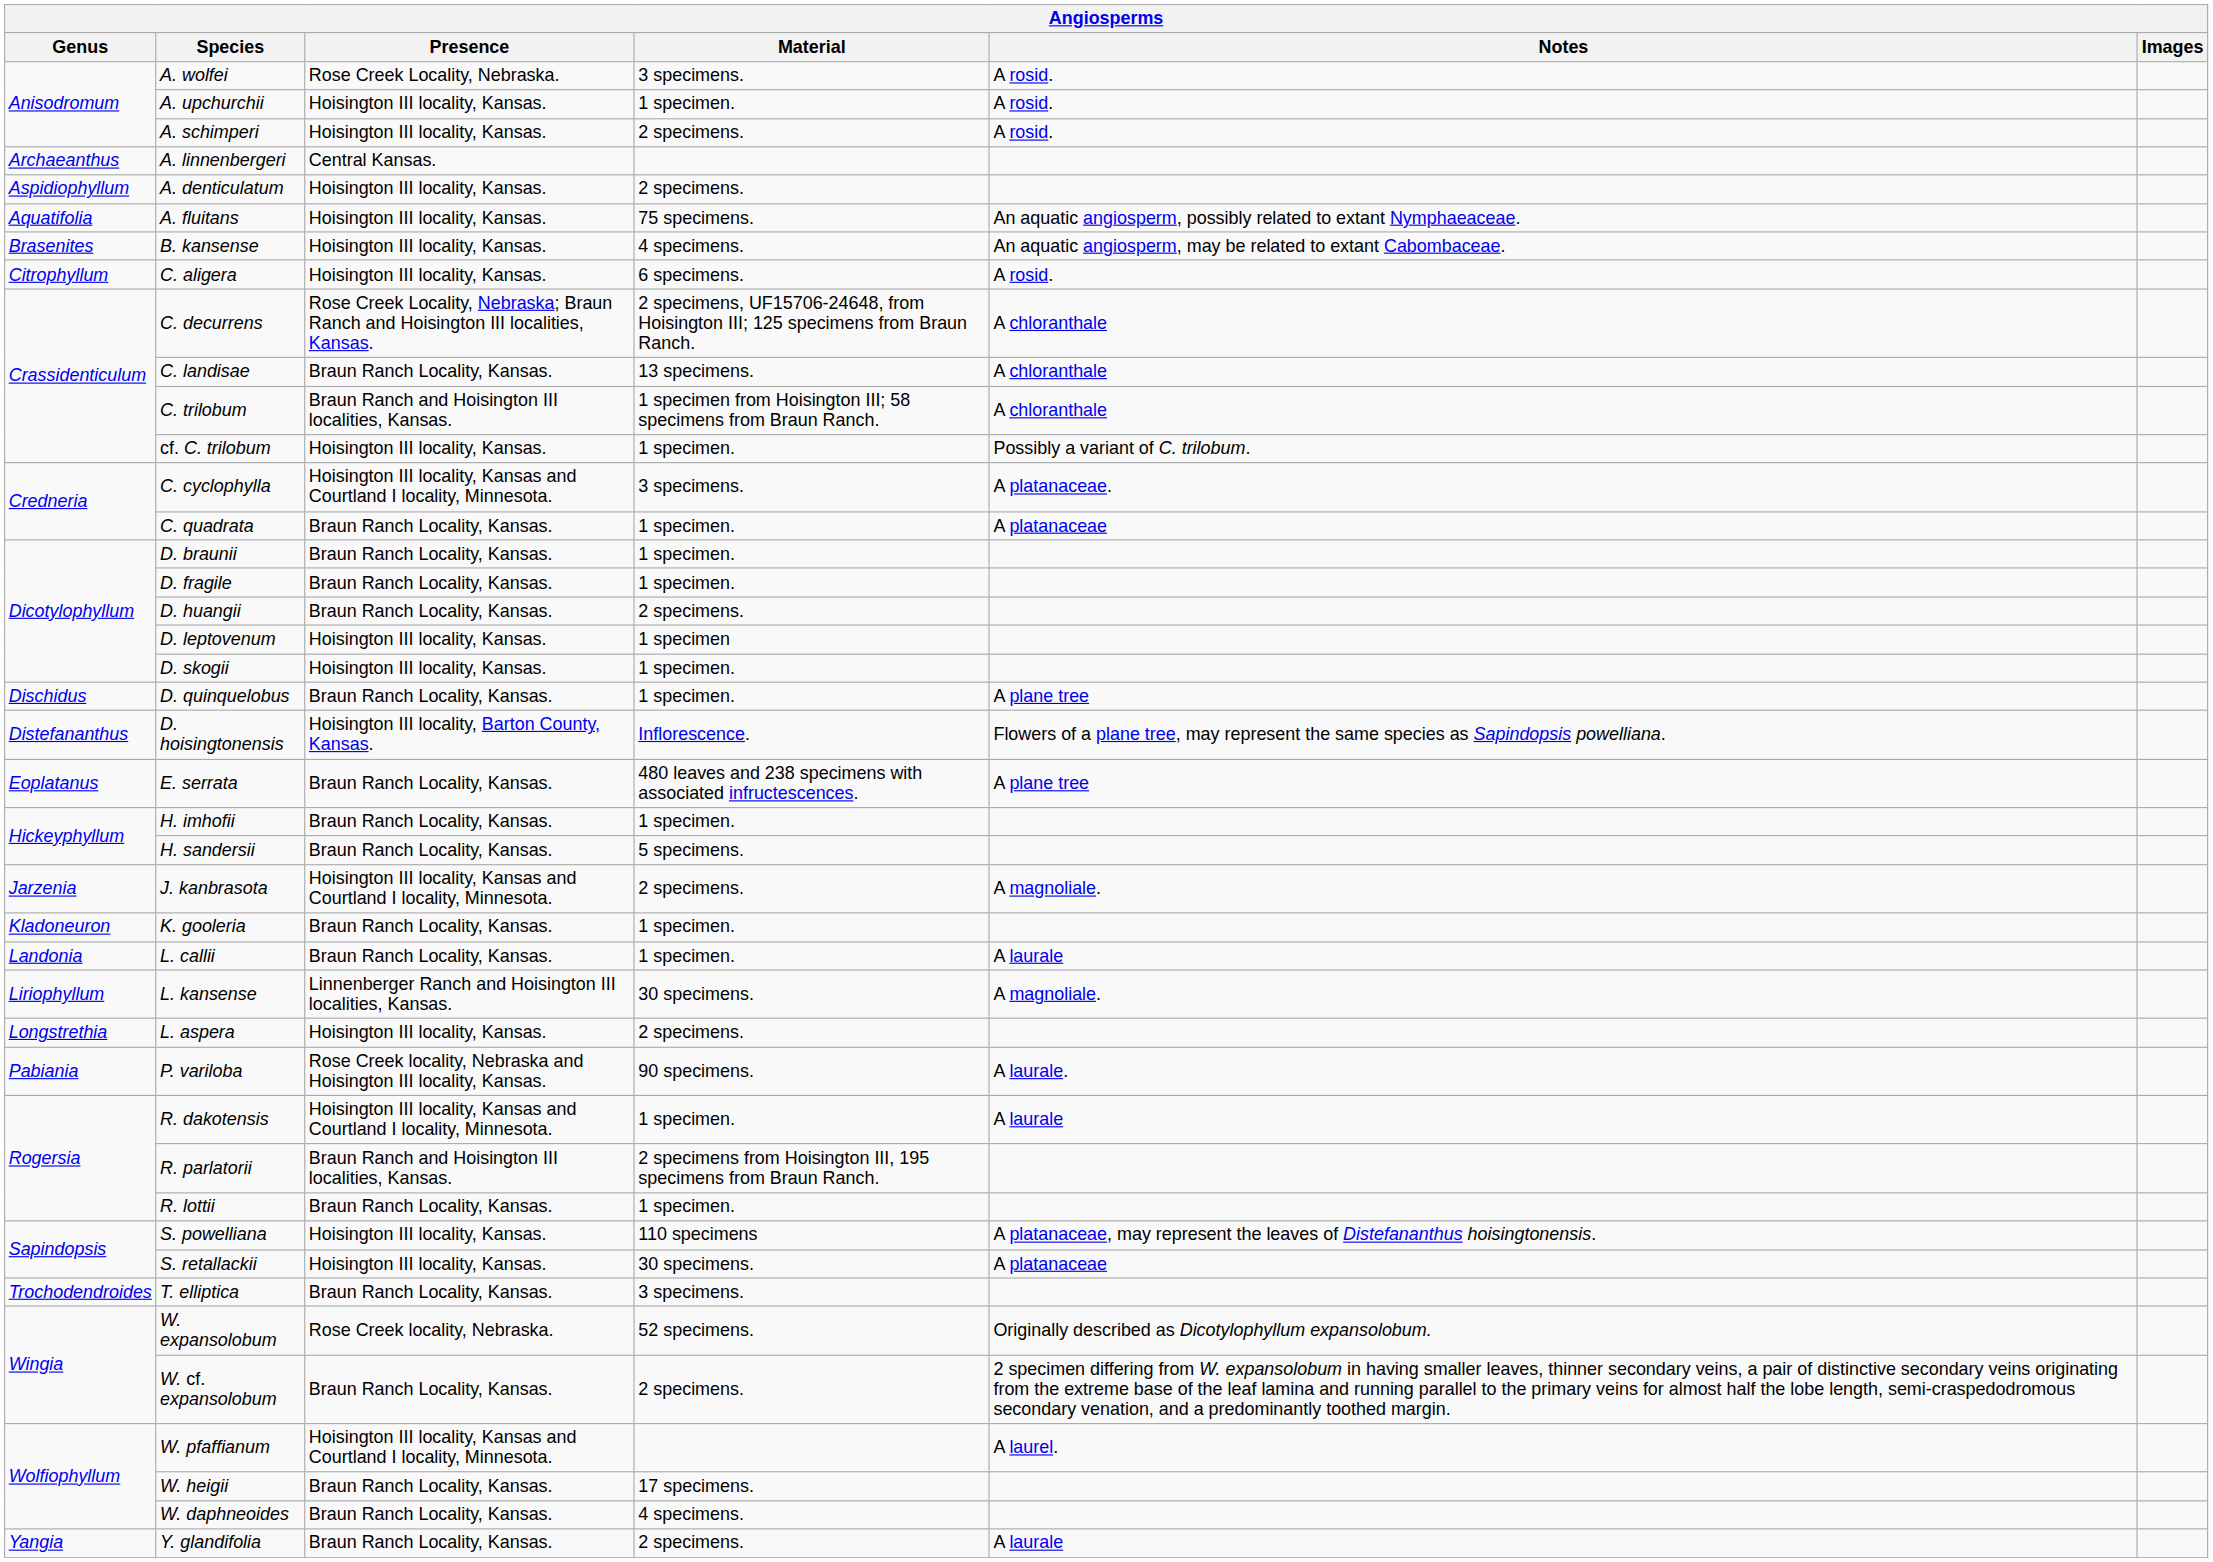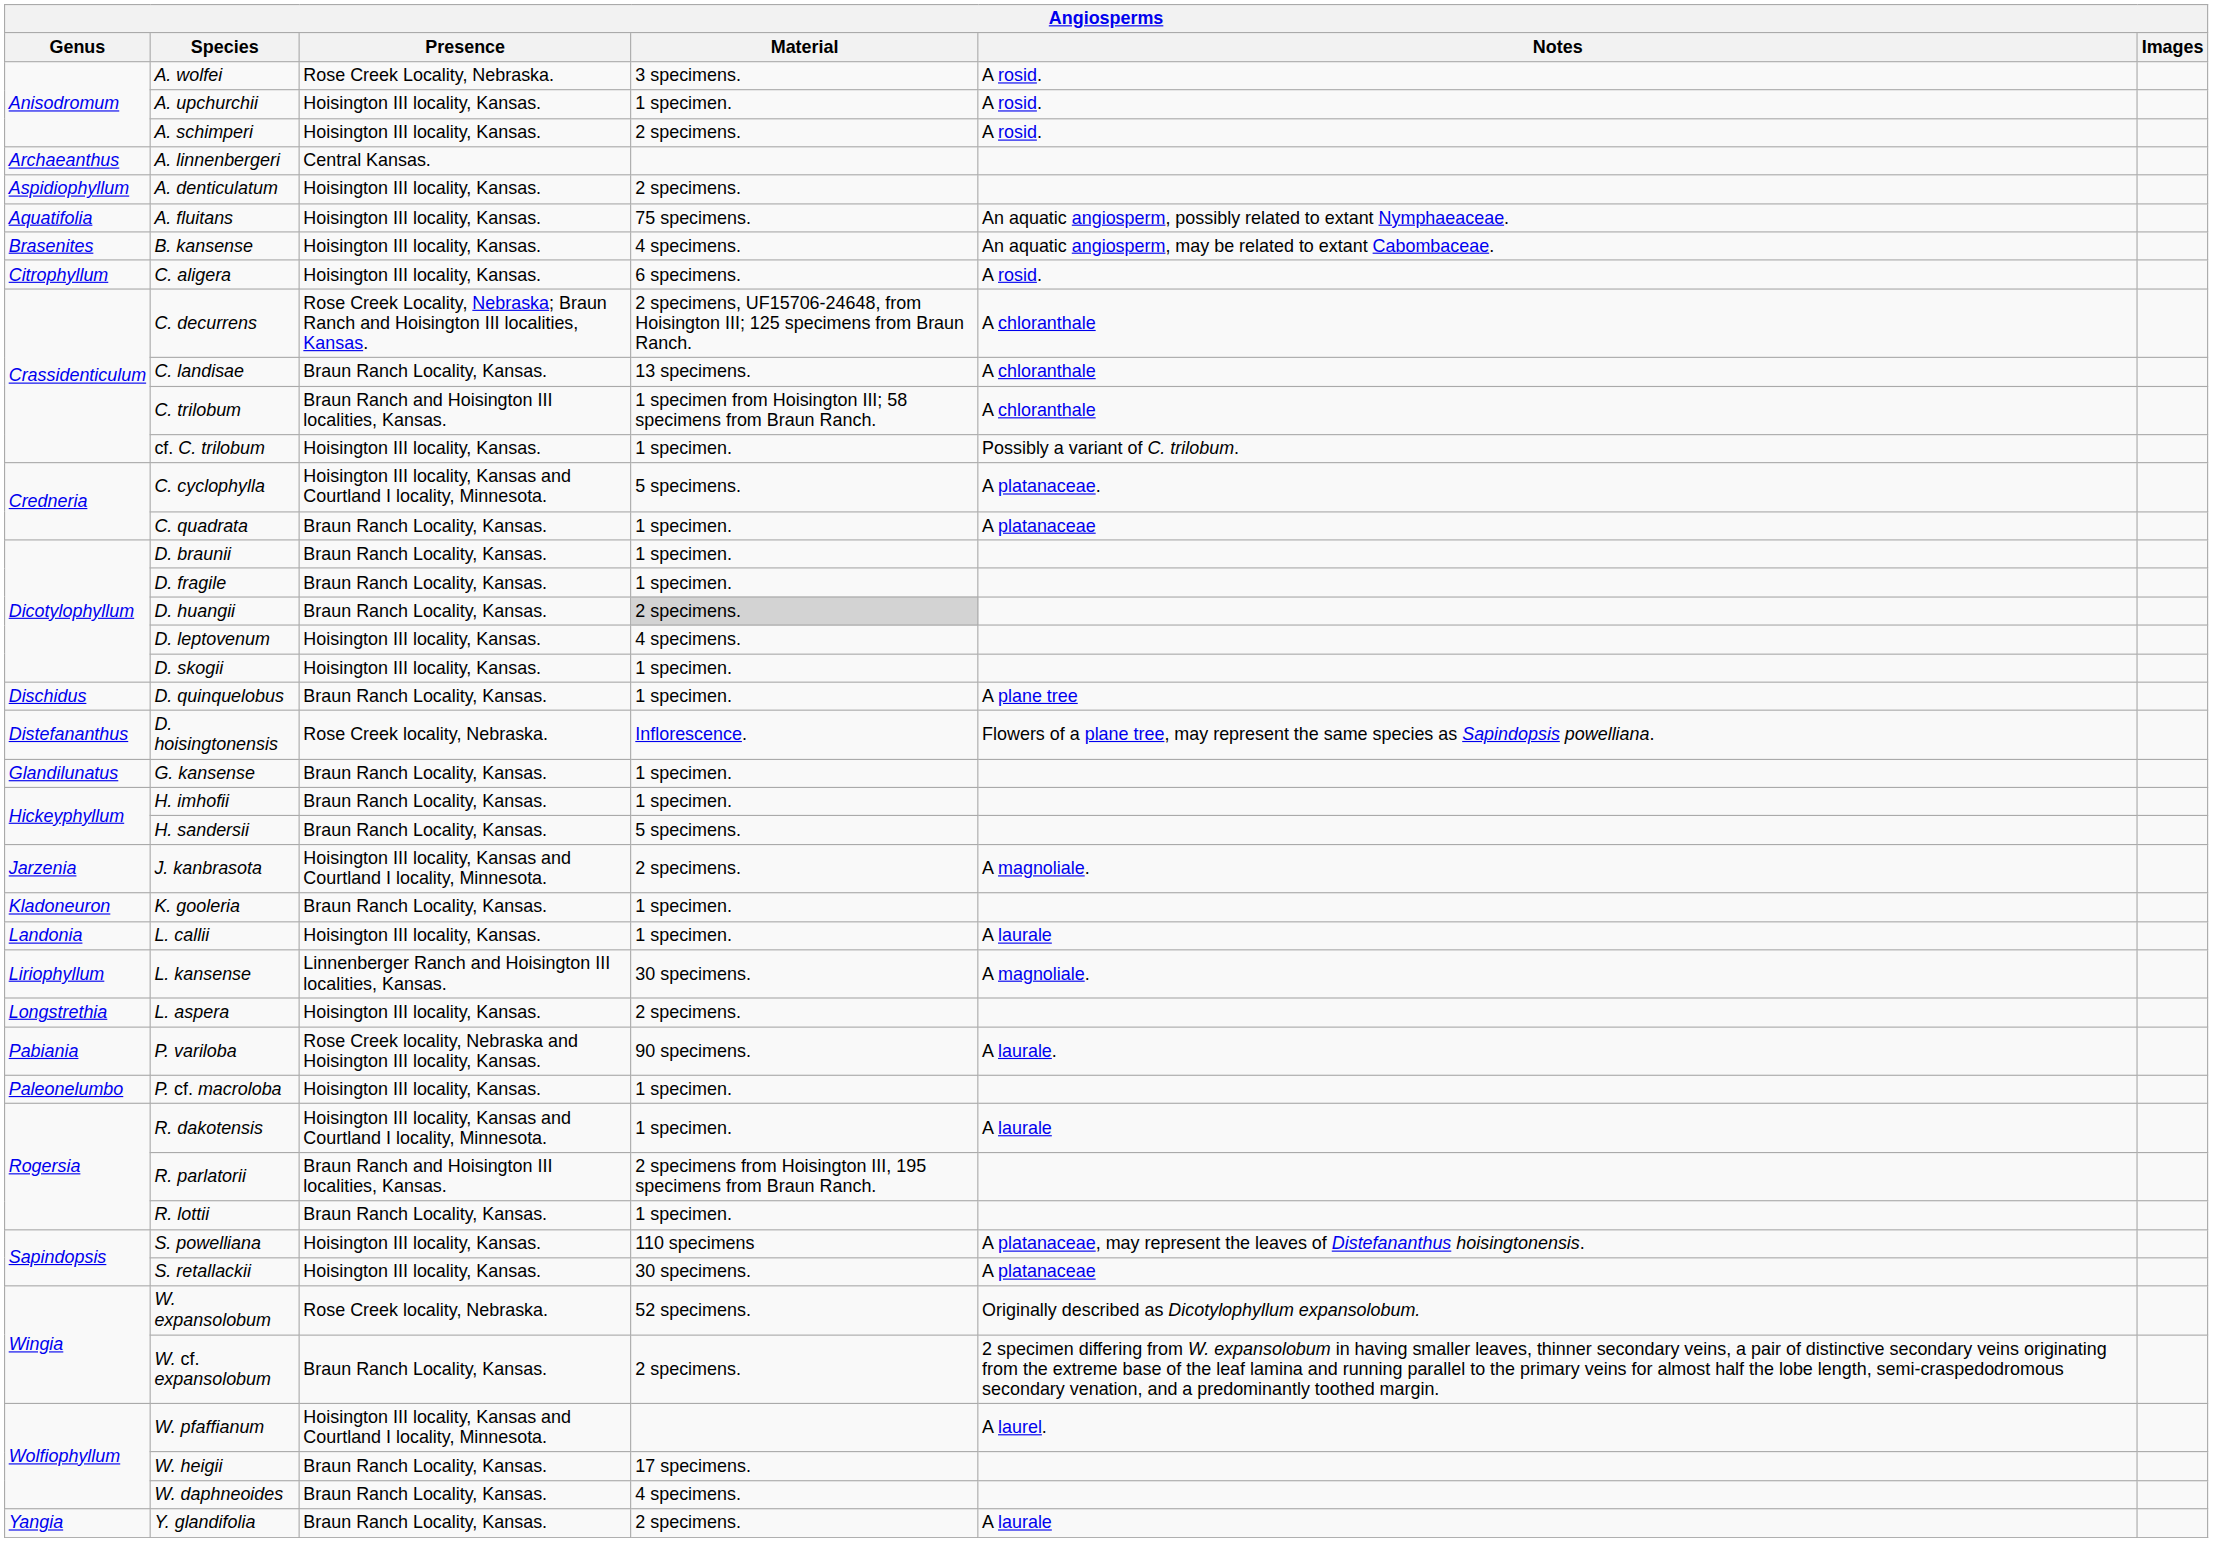(691, 487) 3 specimens. -> (688, 487) 5 specimens.
(691, 610) no background -> (688, 610) lightgrey background
(684, 639) 1 specimen -> (688, 639) 4 specimens.
(454, 734) Hoisington III locality, Barton County, Kansas. -> (426, 734) Rose Creek locality, Nebraska.
- row: (199, 783)
+ row: (205, 773)
(431, 955) Braun Ranch Locality, Kansas. -> (422, 935) Hoisington III locality, Kansas.
+ row: (218, 1089)
- row: (200, 1292)
